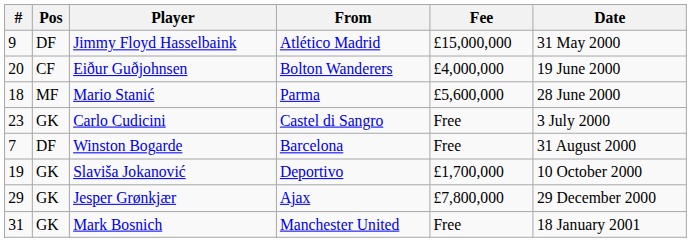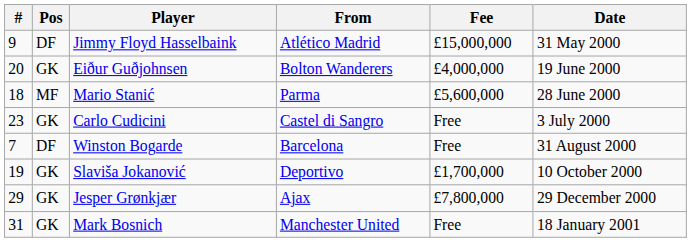(45, 69) CF -> (47, 69) GK
